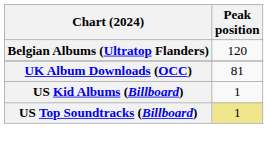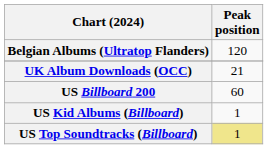(237, 71) 81 -> (237, 71) 21
+ row: (108, 92)
